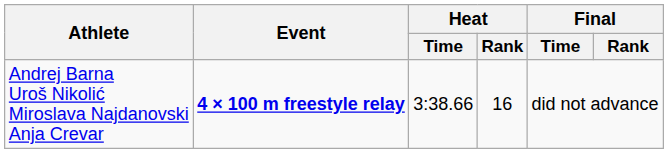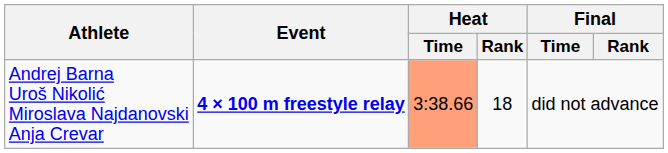(443, 105) no background -> (443, 105) lightsalmon background
(502, 105) 16 -> (502, 105) 18
